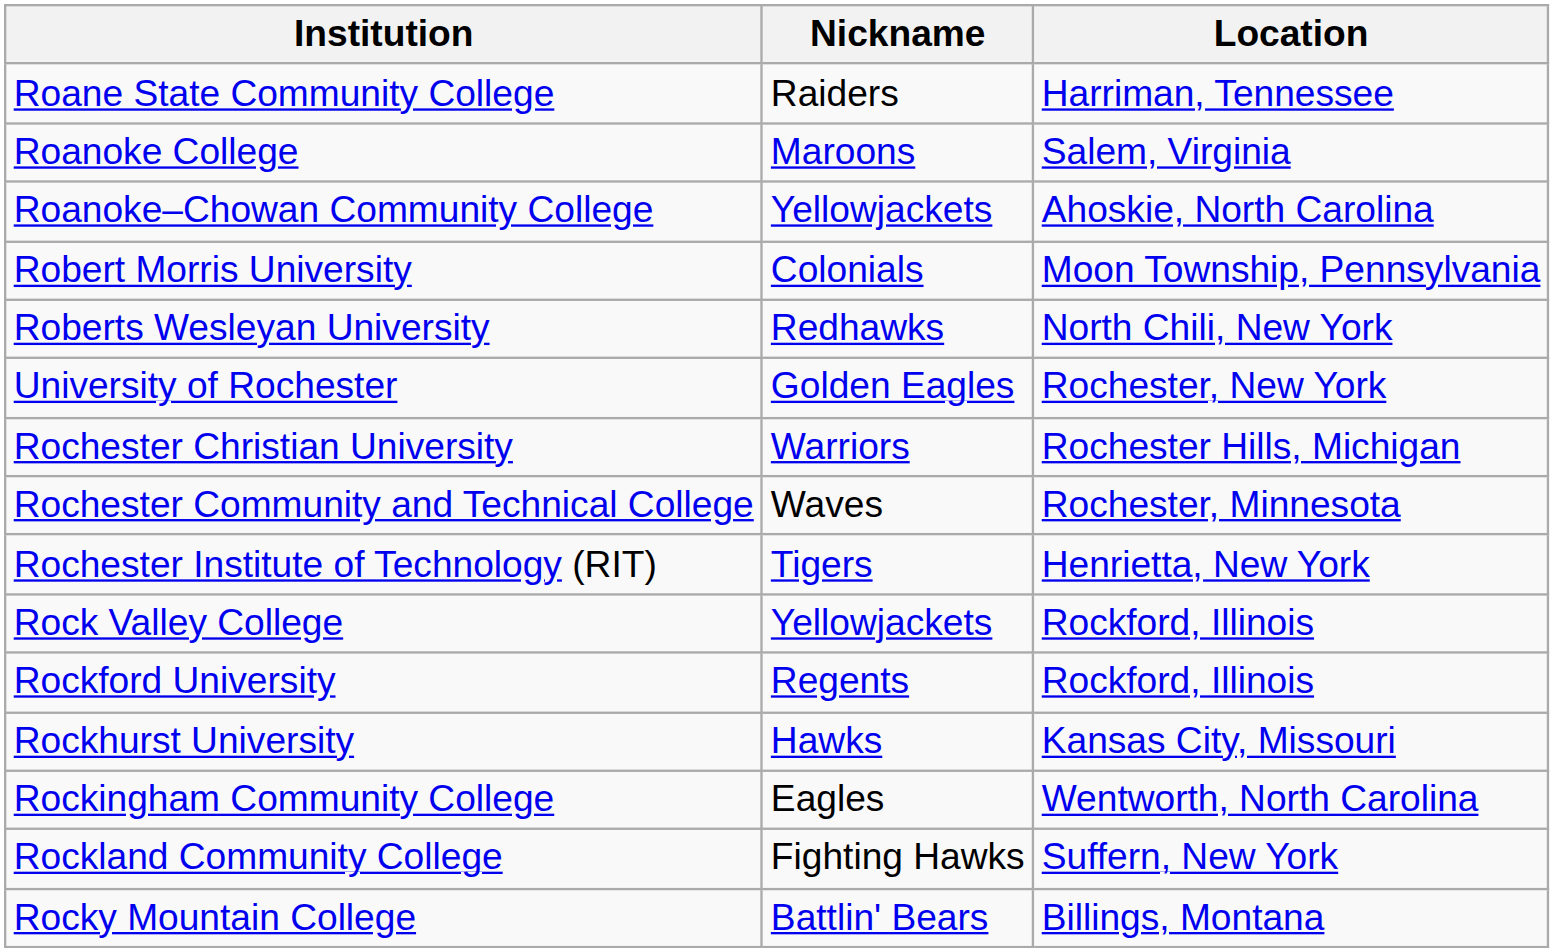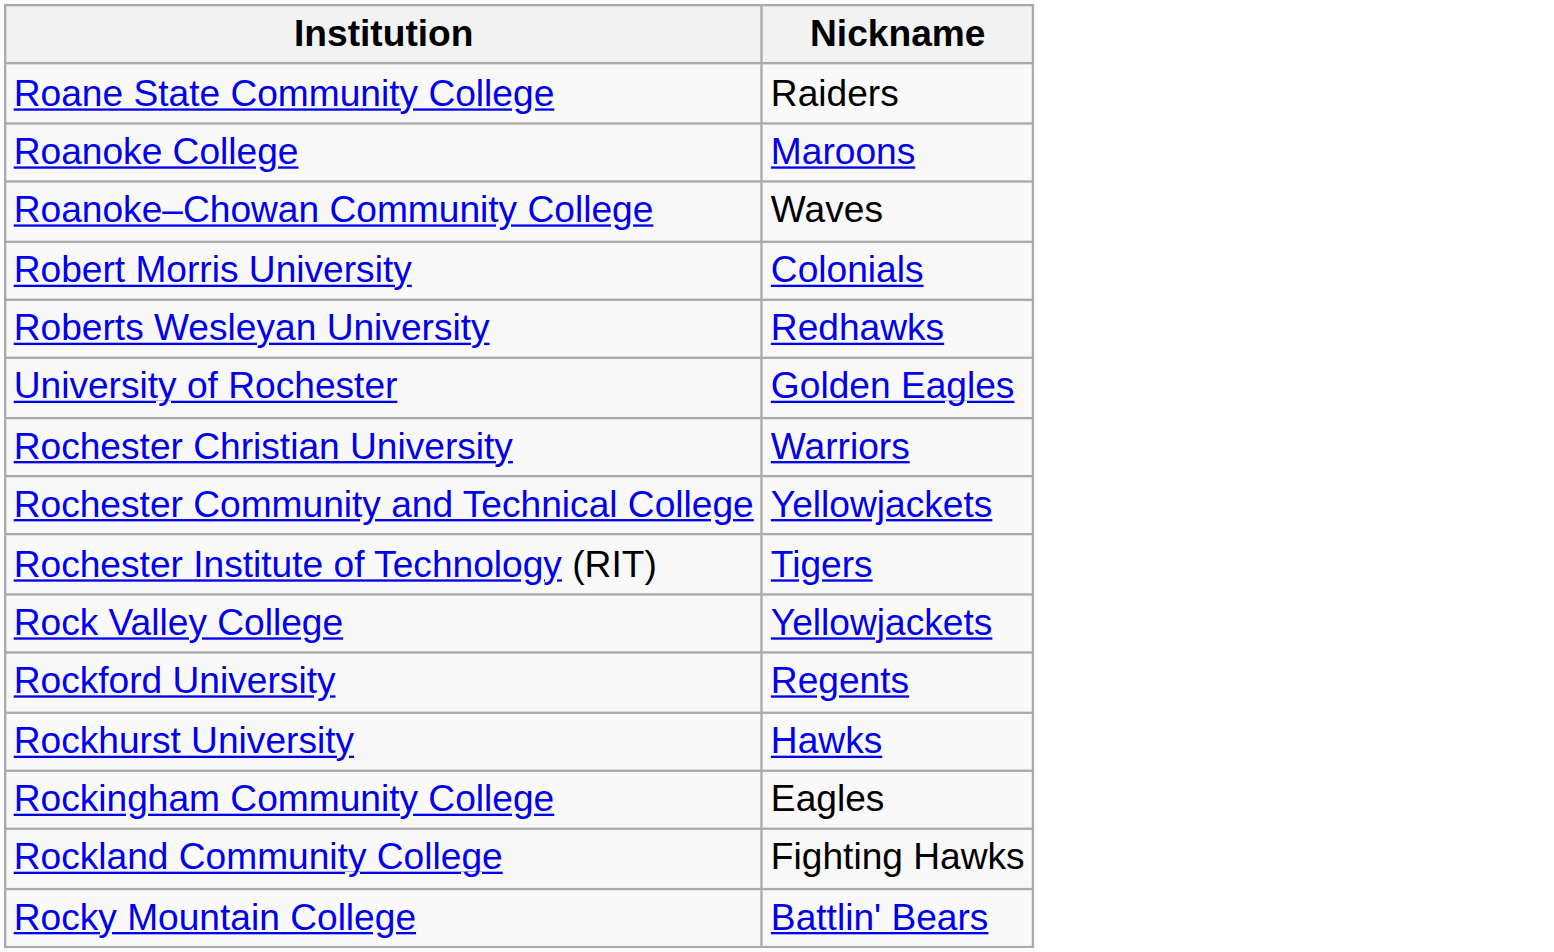- column: (1291, 33)
(882, 210) Yellowjackets -> (827, 210) Waves
(827, 504) Waves -> (882, 504) Yellowjackets
